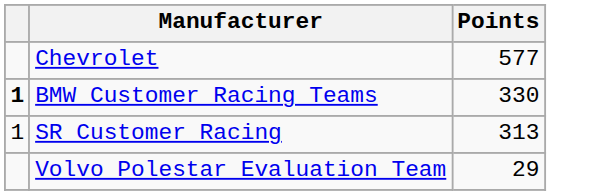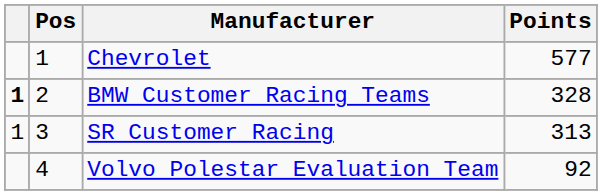+ column: (56, 24)
(519, 97) 330 -> (571, 97) 328
(526, 171) 29 -> (578, 171) 92
